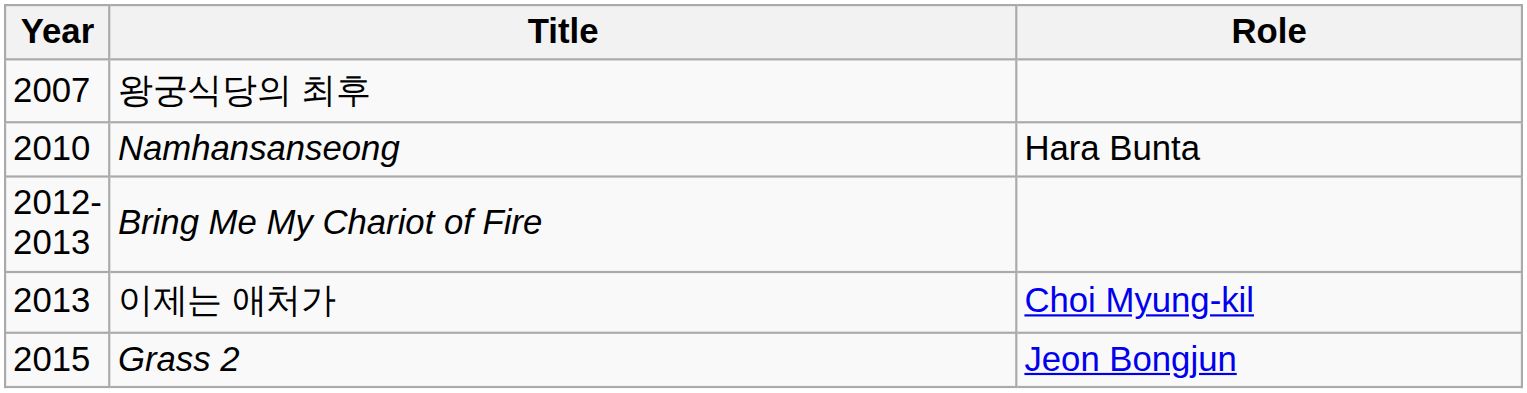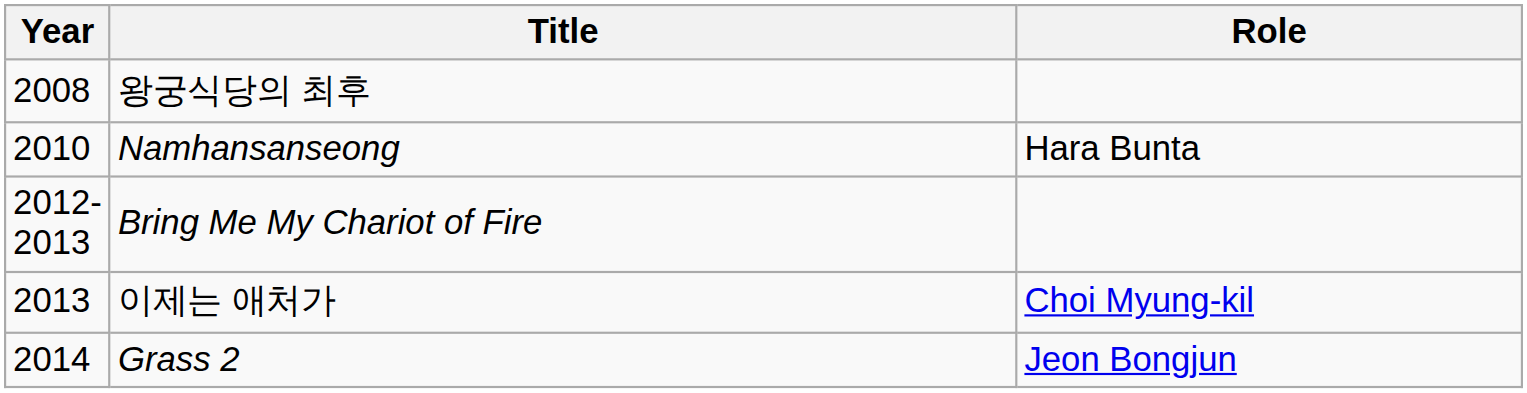(52, 90) 2007 -> (52, 90) 2008
(52, 359) 2015 -> (52, 359) 2014
